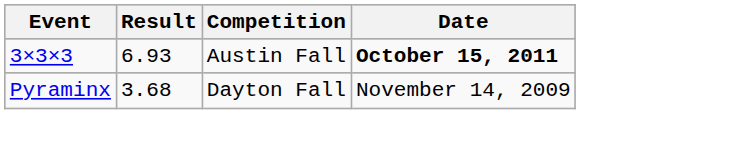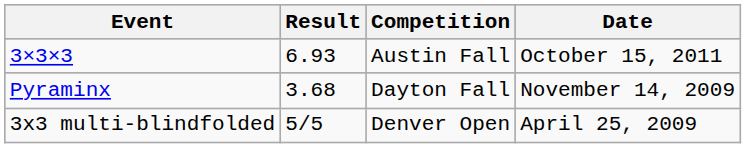(457, 56) bold -> (621, 56) normal
+ row: (143, 125)
